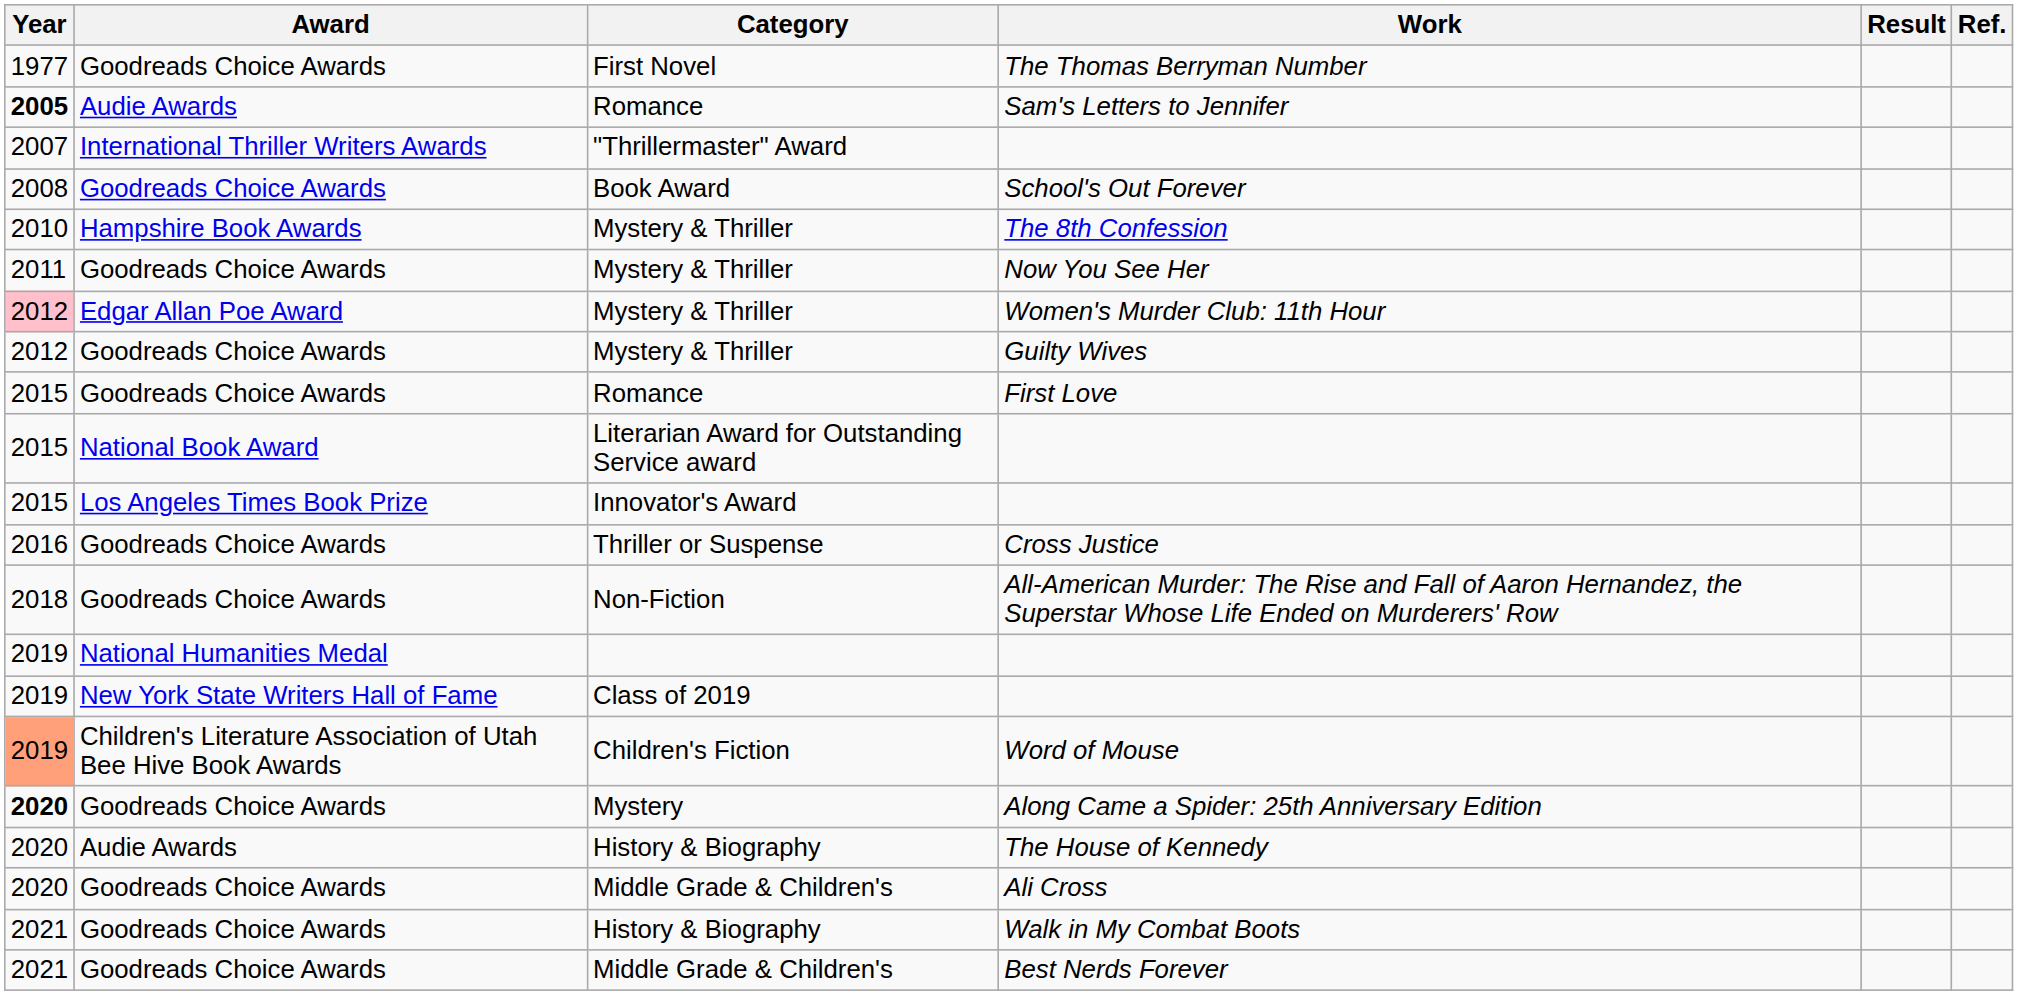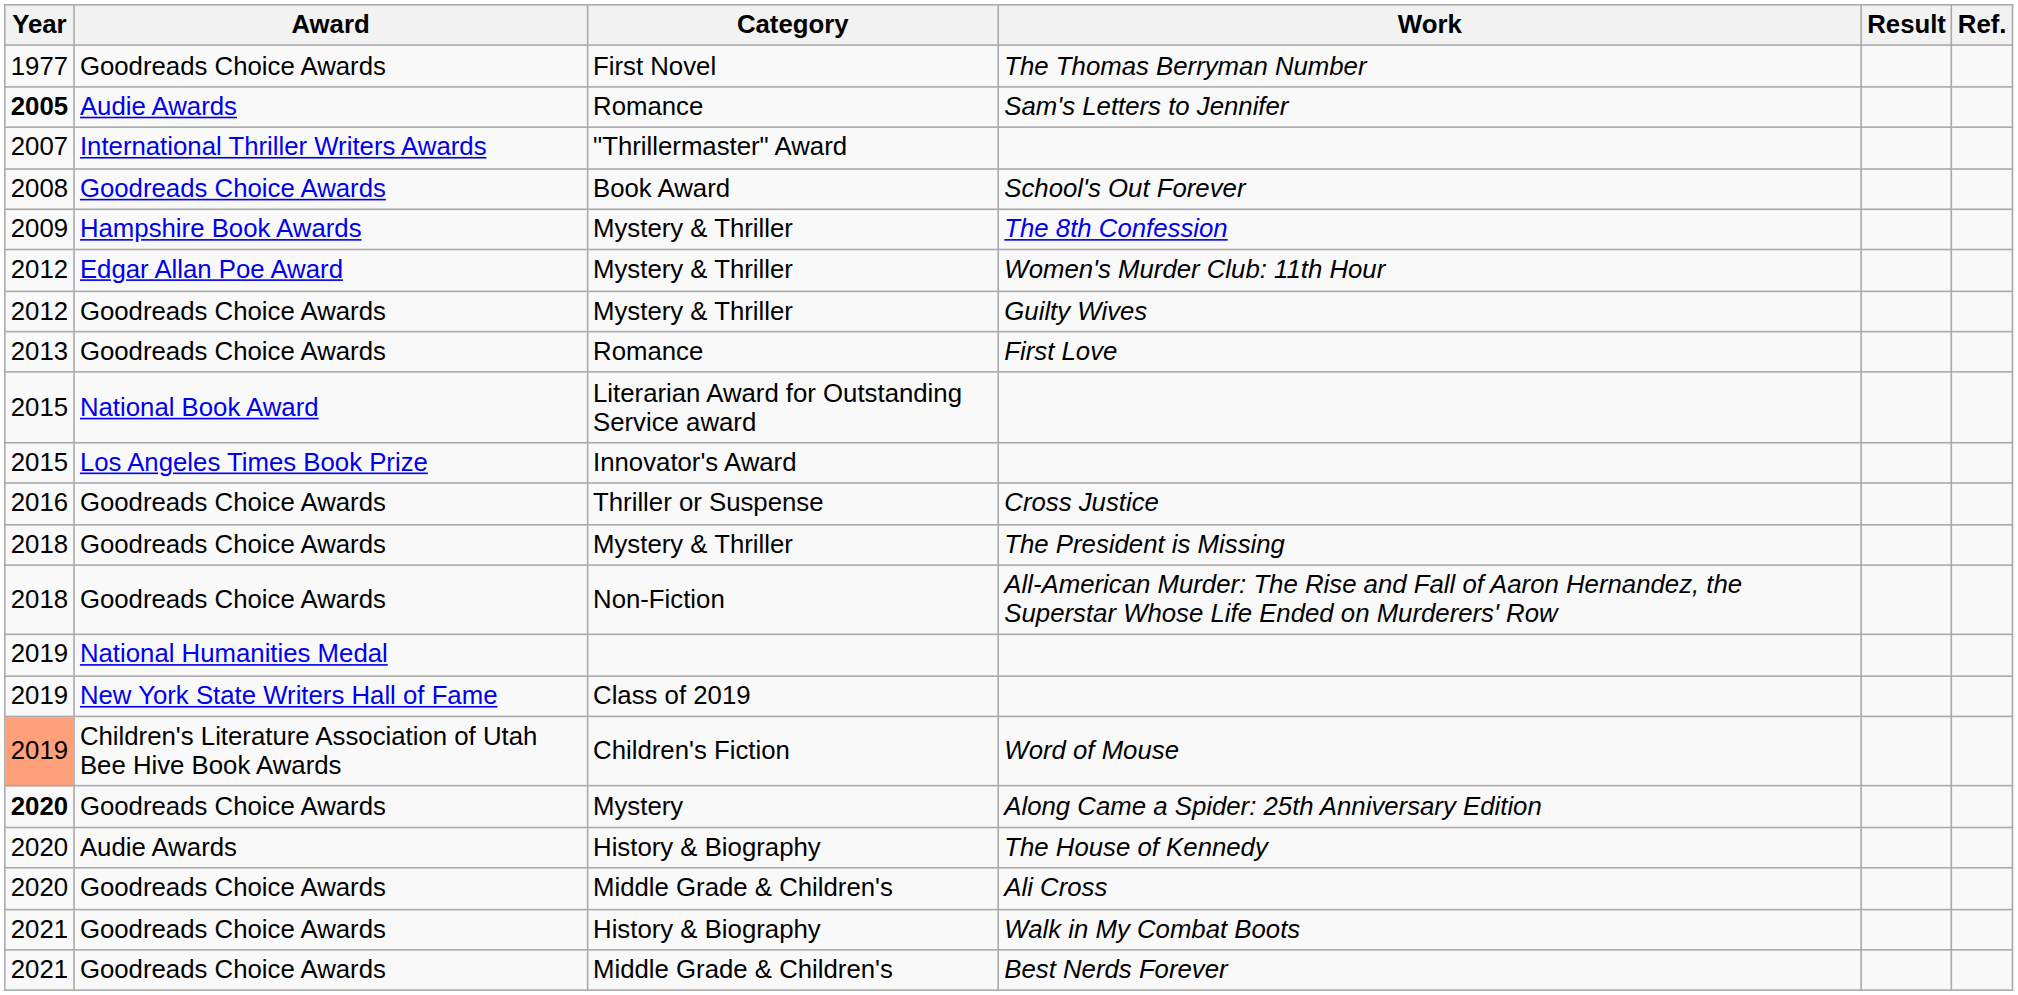(39, 229) 2010 -> (39, 229) 2009
- row: (693, 270)
(39, 310) pink background -> (39, 270) no background
(39, 392) 2015 -> (39, 351) 2013
+ row: (693, 544)
